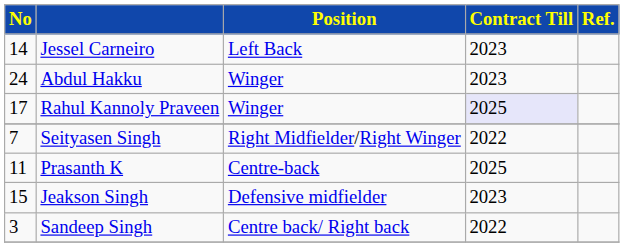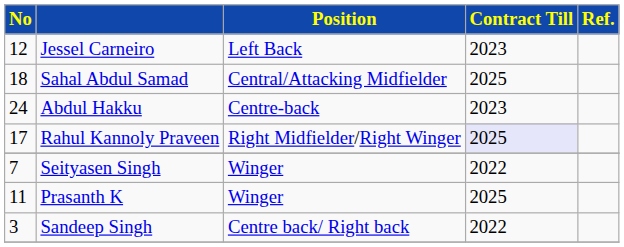(18, 49) 14 -> (18, 49) 12
+ row: (114, 78)
(256, 78) Winger -> (274, 108) Centre-back
(256, 108) Winger -> (344, 138) Right Midfielder/Right Winger
(344, 138) Right Midfielder/Right Winger -> (256, 167) Winger
(274, 167) Centre-back -> (256, 197) Winger
- row: (94, 197)
